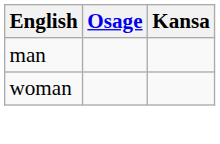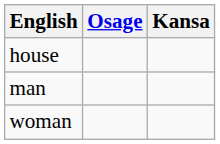+ row: (34, 54)
